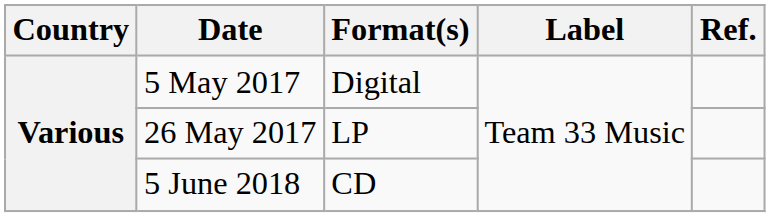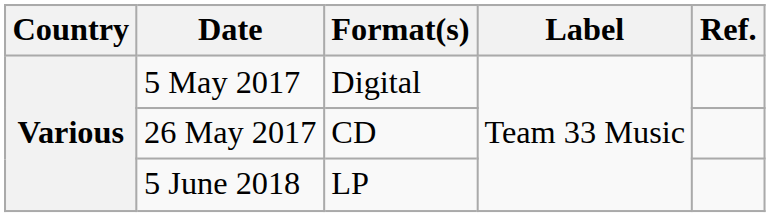(350, 132) LP -> (354, 132) CD
(354, 183) CD -> (350, 183) LP
